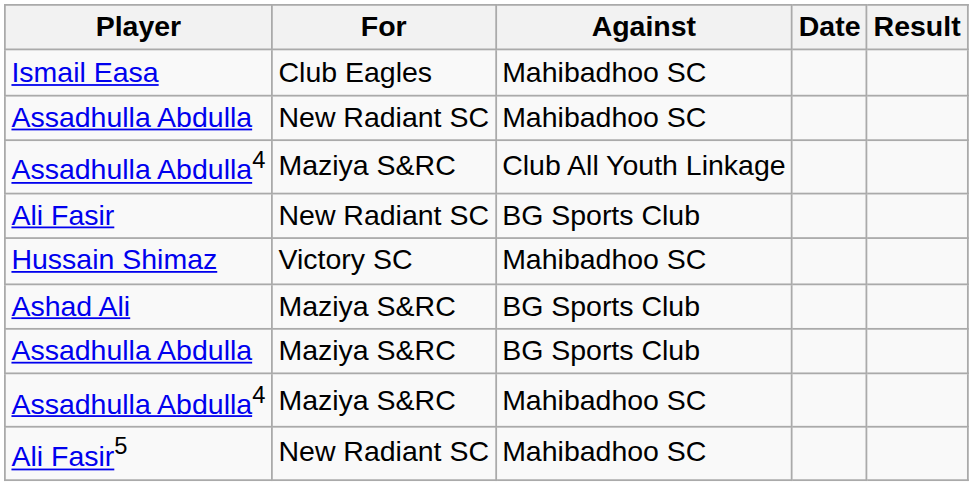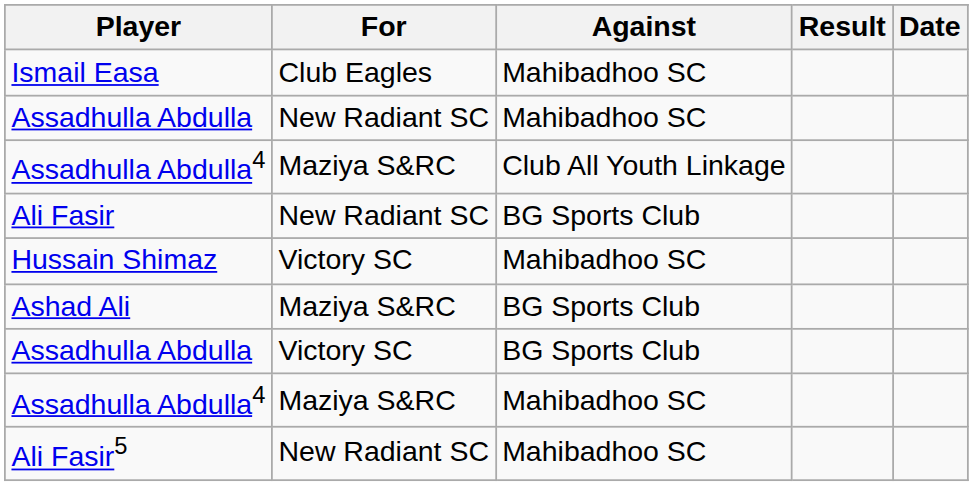columns swapped: (917, 27) <-> (830, 27)
(367, 350) Maziya S&RC -> (345, 350) Victory SC
